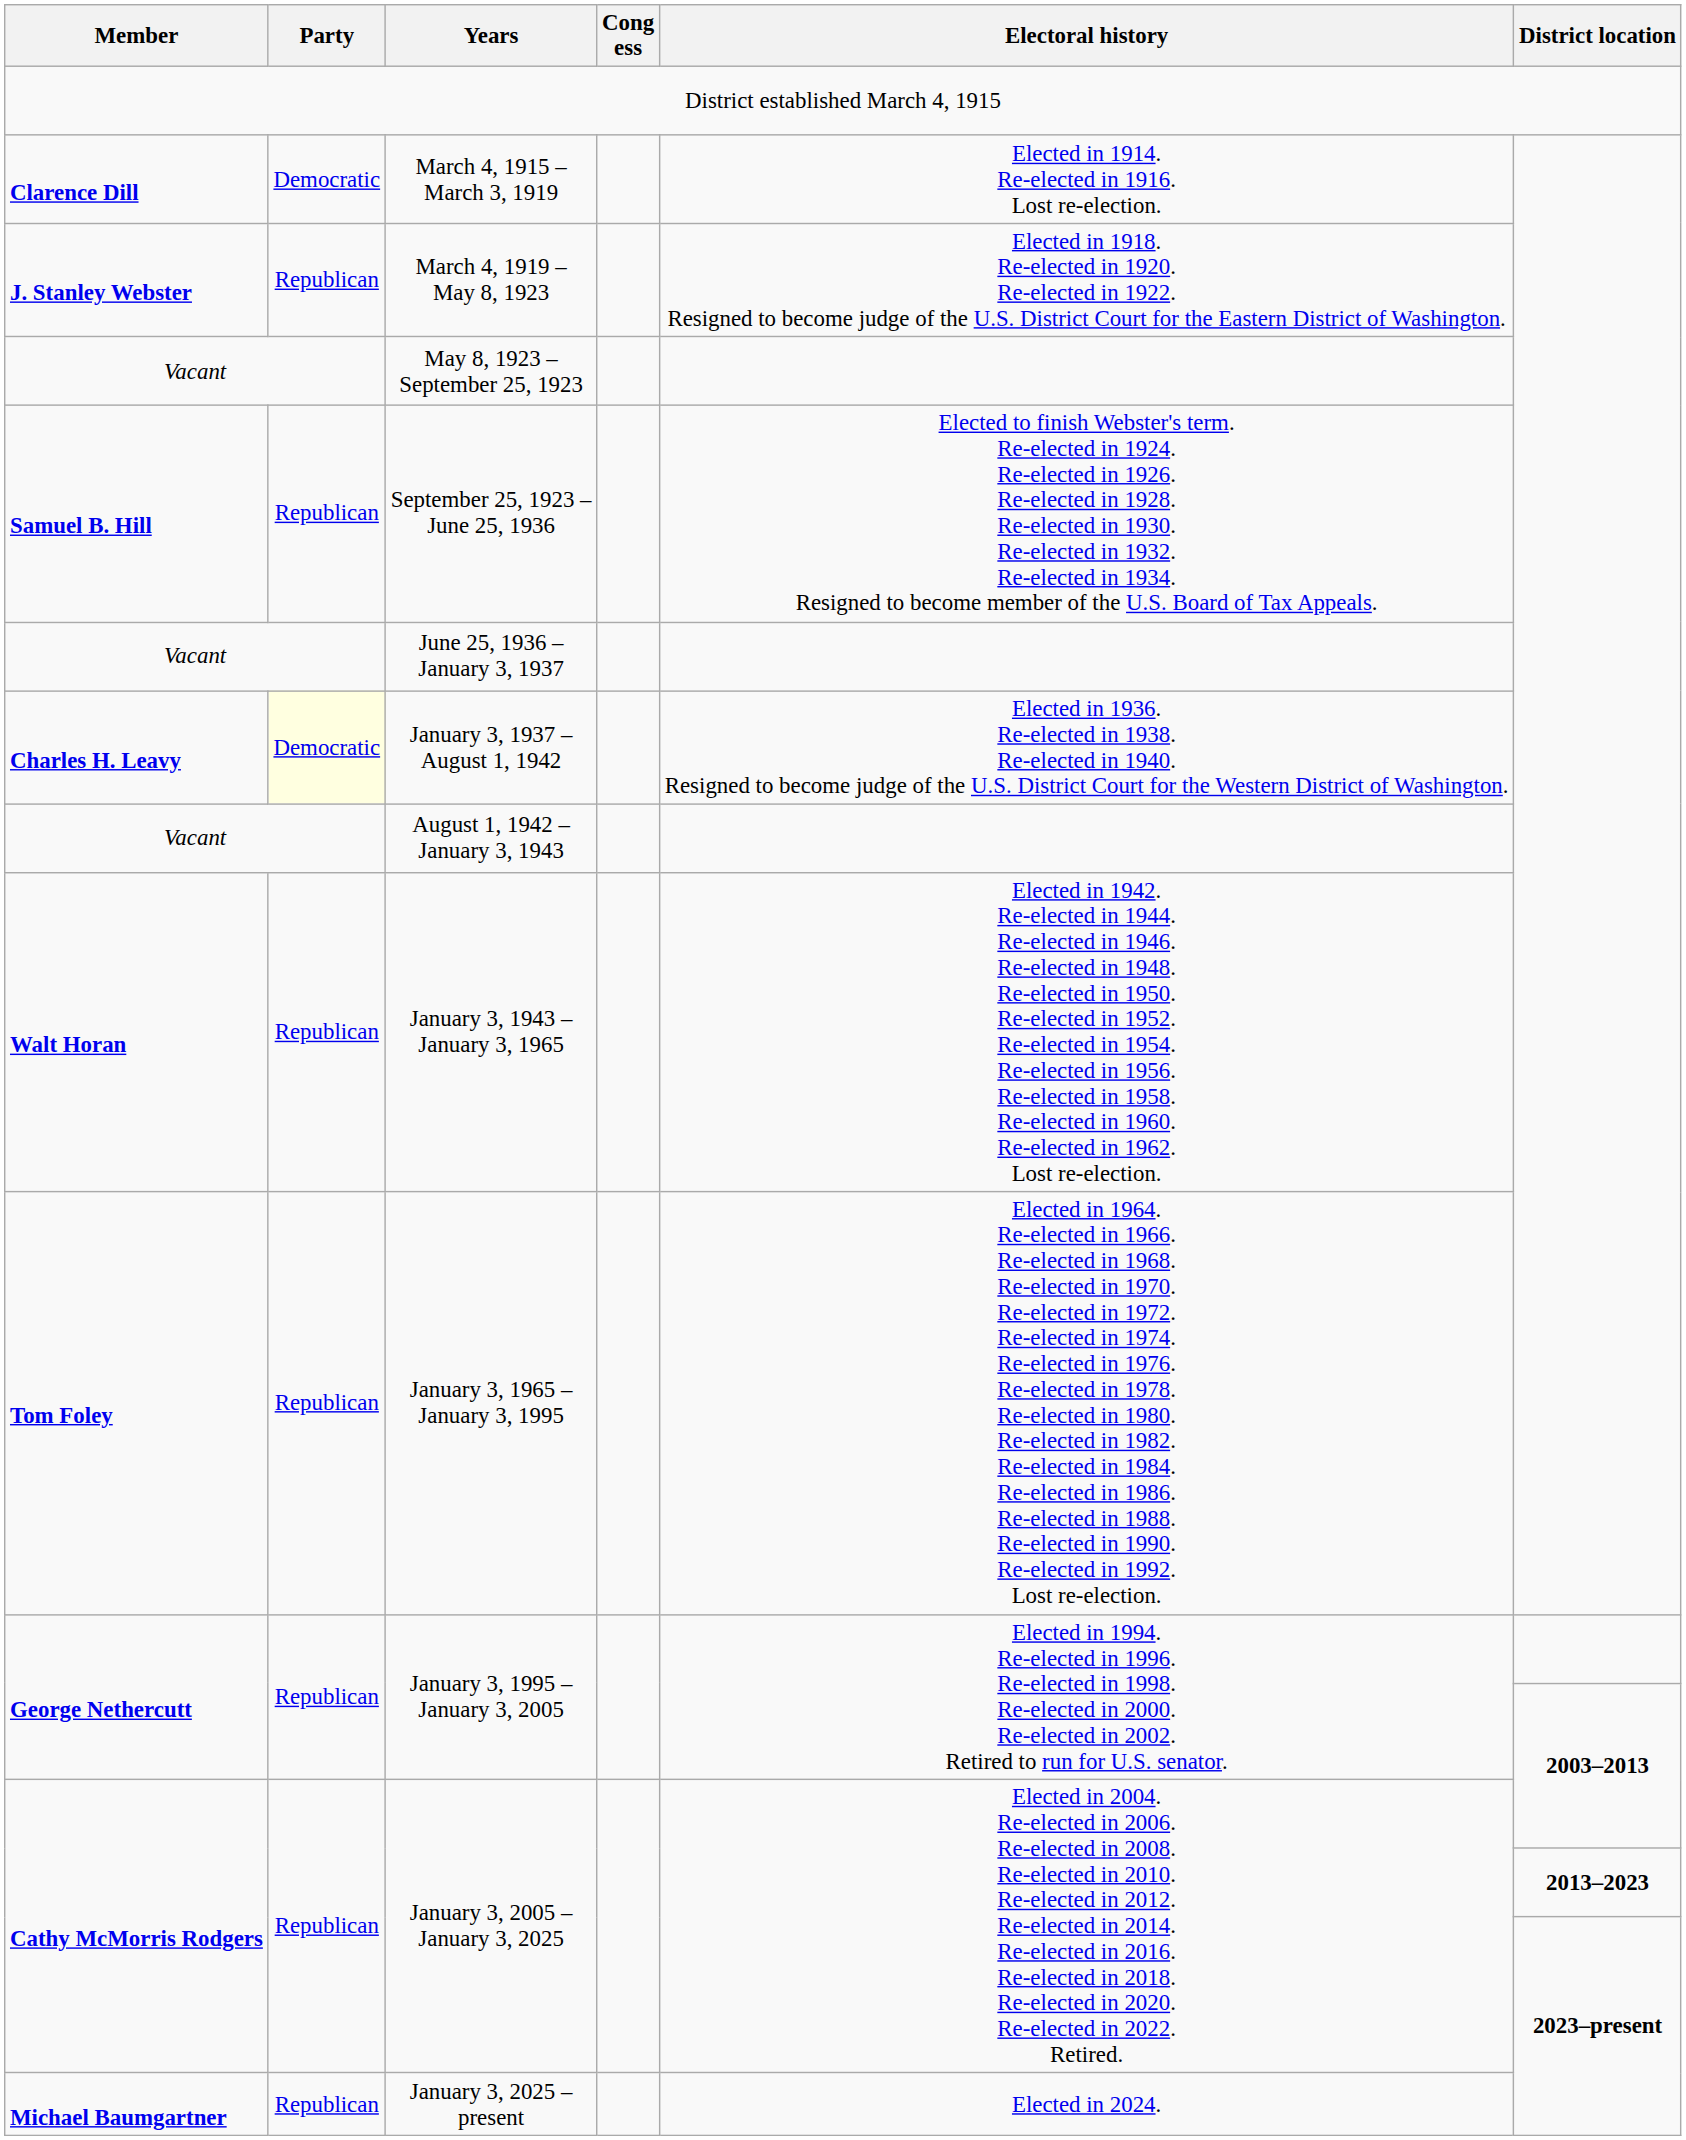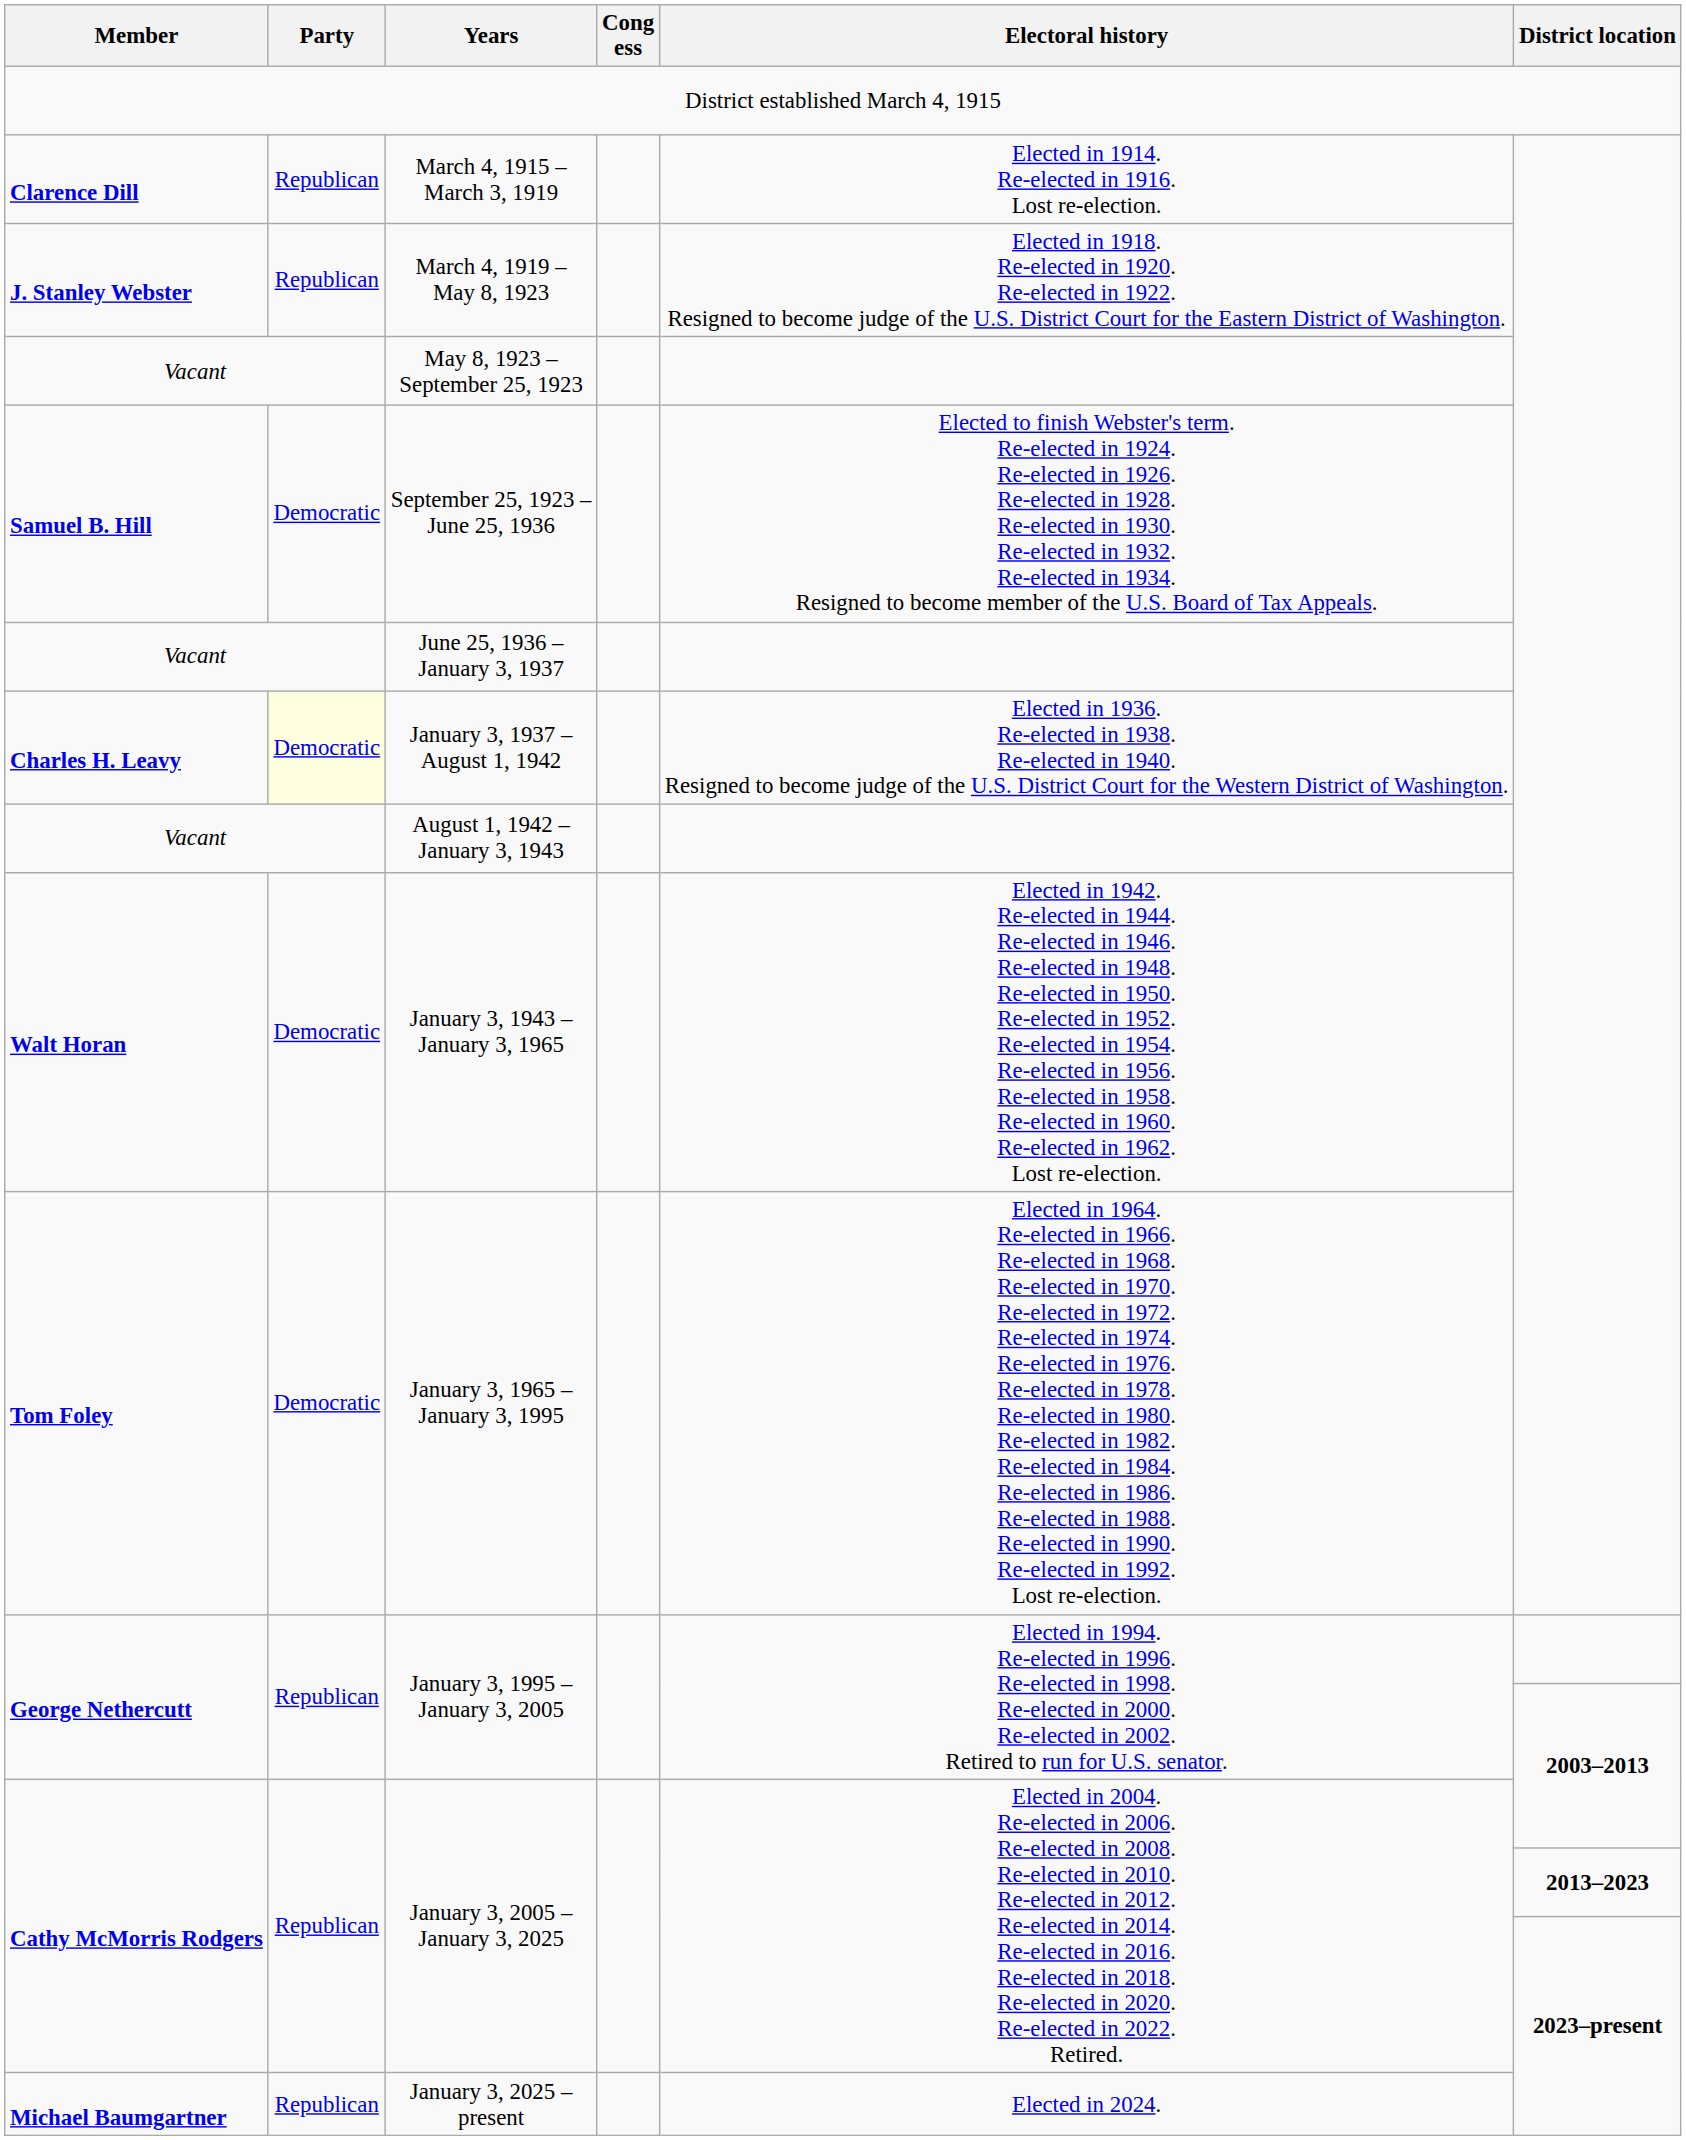(327, 179) Democratic -> (327, 179) Republican
(327, 513) Republican -> (327, 513) Democratic
(327, 1032) Republican -> (327, 1032) Democratic
(327, 1402) Republican -> (327, 1402) Democratic
